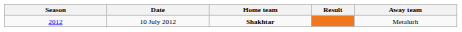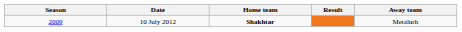(56, 21) 2012 -> (56, 21) 2009
